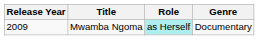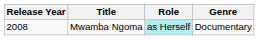(17, 27) 2009 -> (17, 27) 2008
